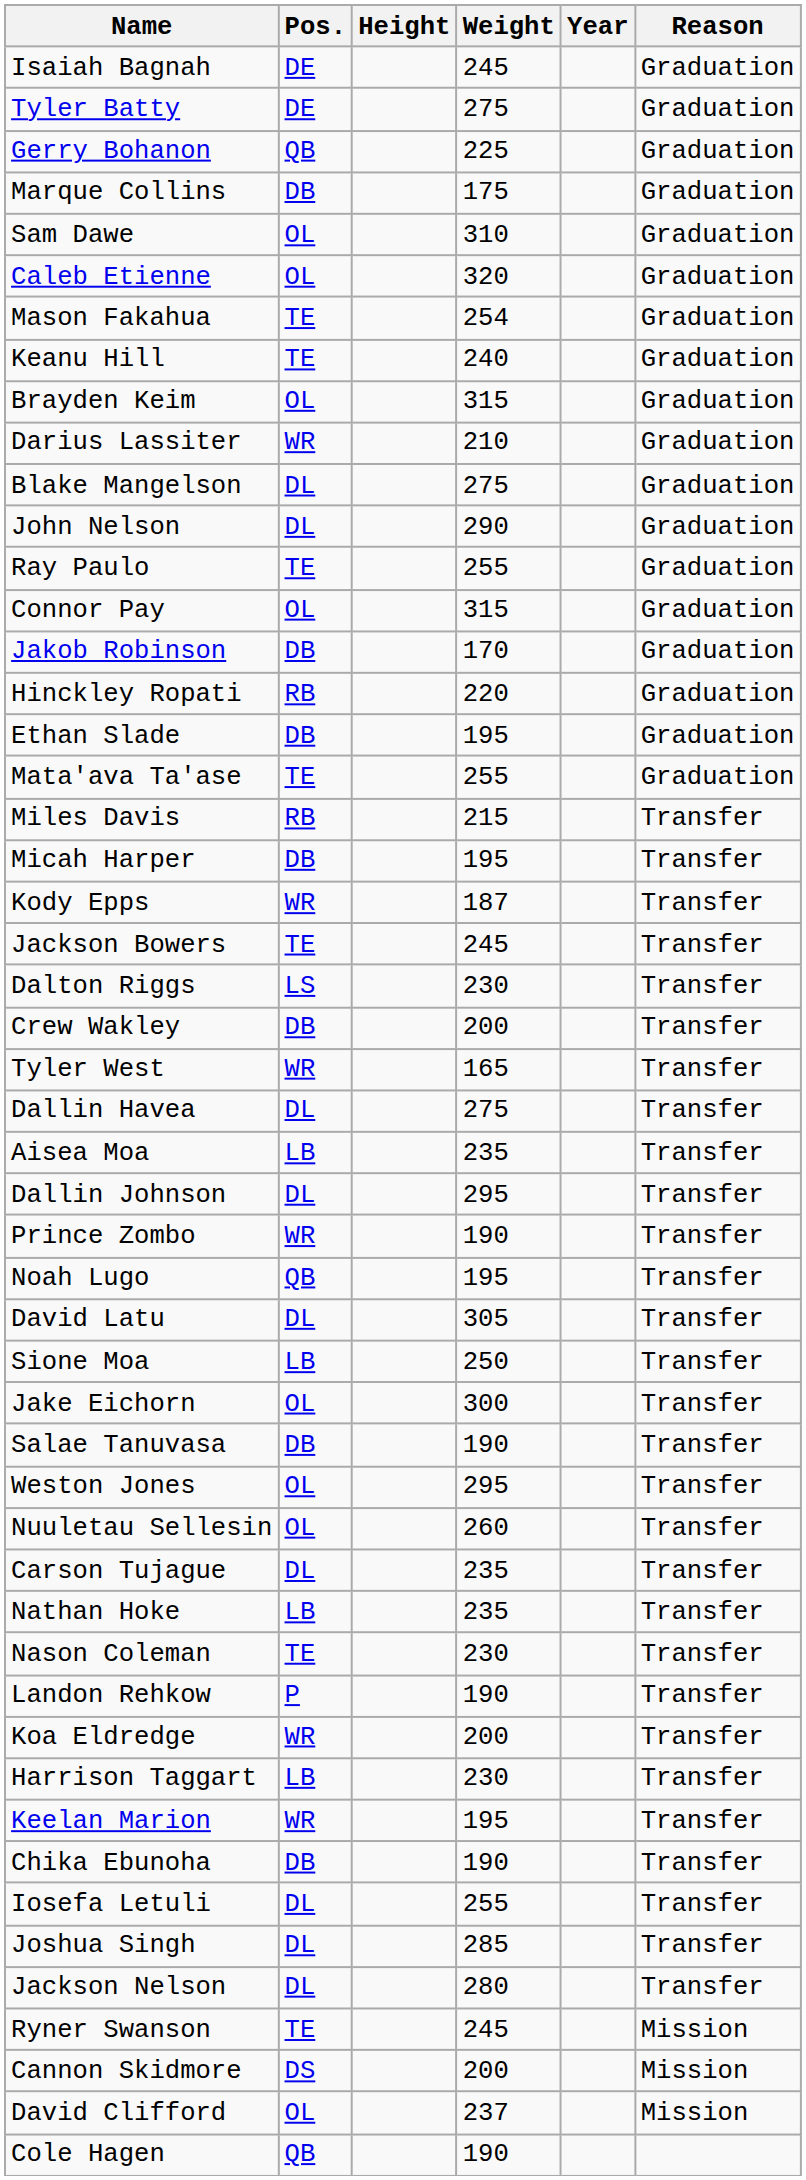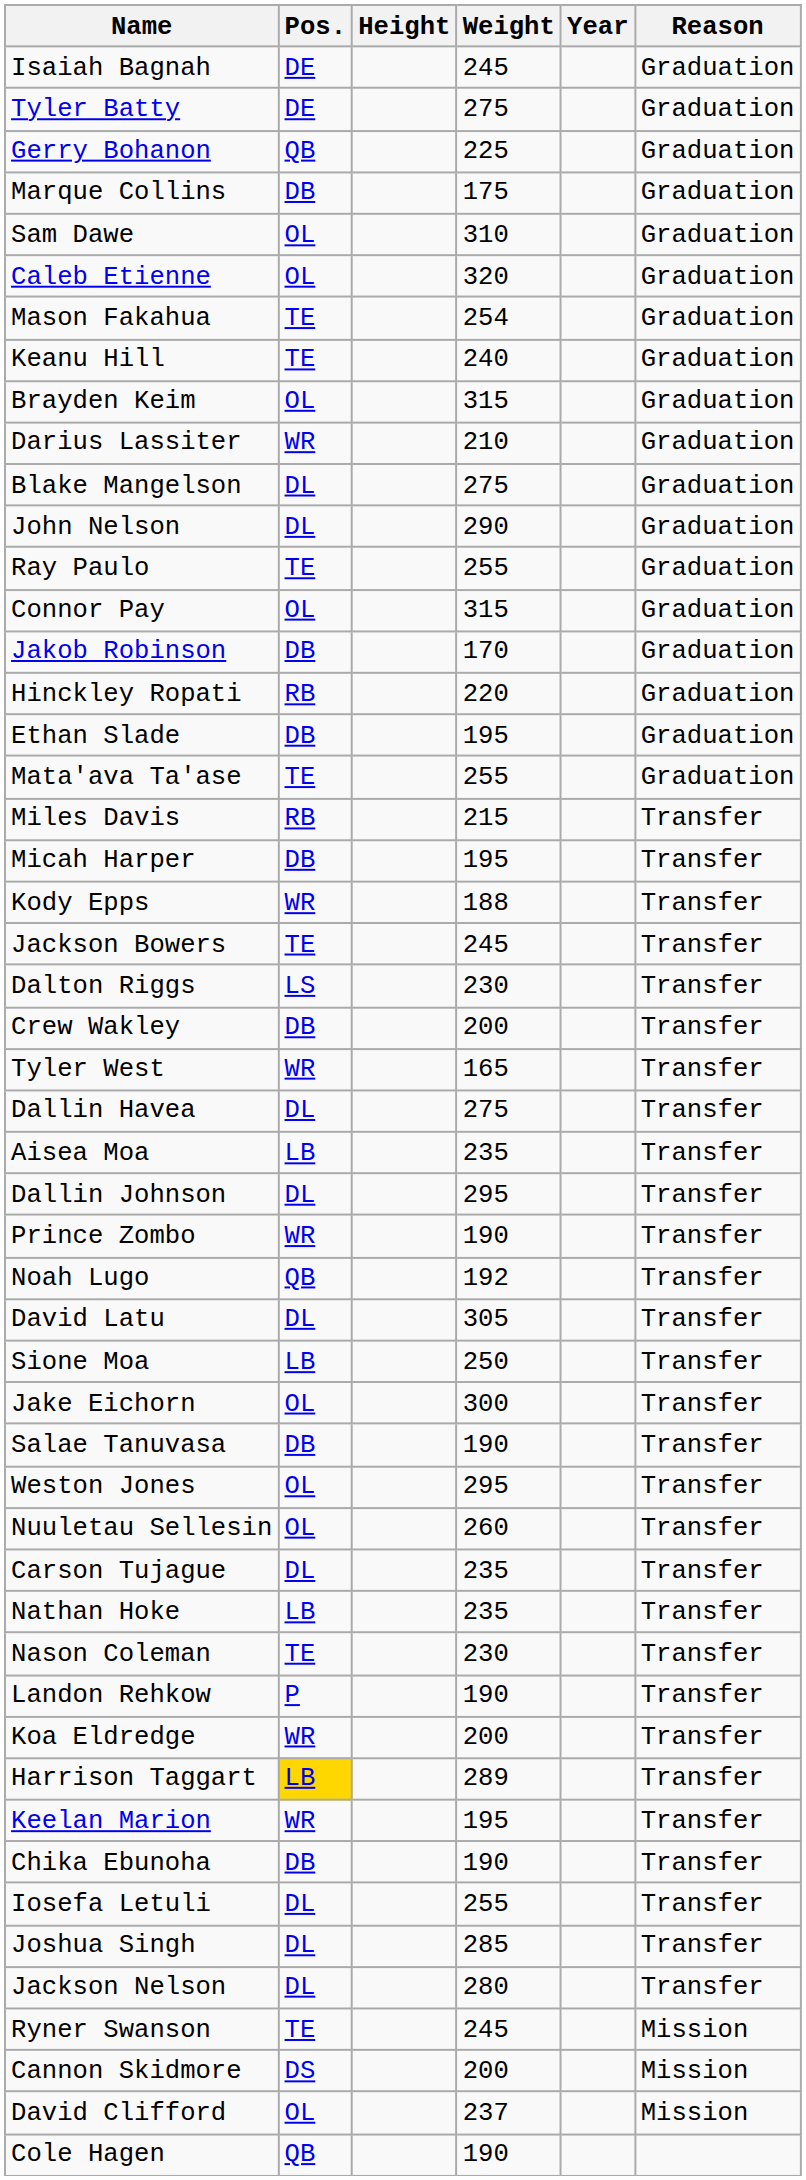(486, 902) 187 -> (486, 902) 188
(486, 1278) 195 -> (486, 1278) 192
(300, 1779) no background -> (300, 1779) gold background
(486, 1779) 230 -> (486, 1779) 289
